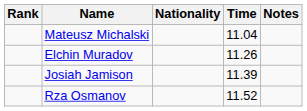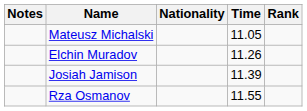columns swapped: (23, 14) <-> (281, 14)
(242, 34) 11.04 -> (246, 34) 11.05
(242, 95) 11.52 -> (246, 95) 11.55
